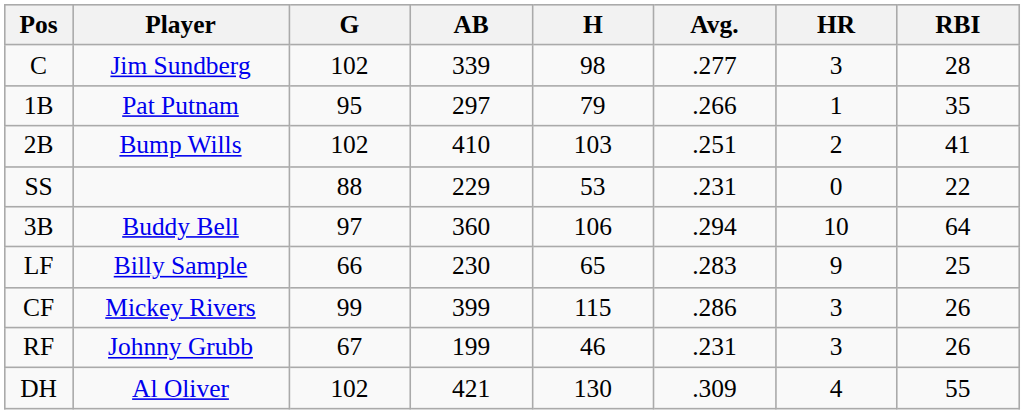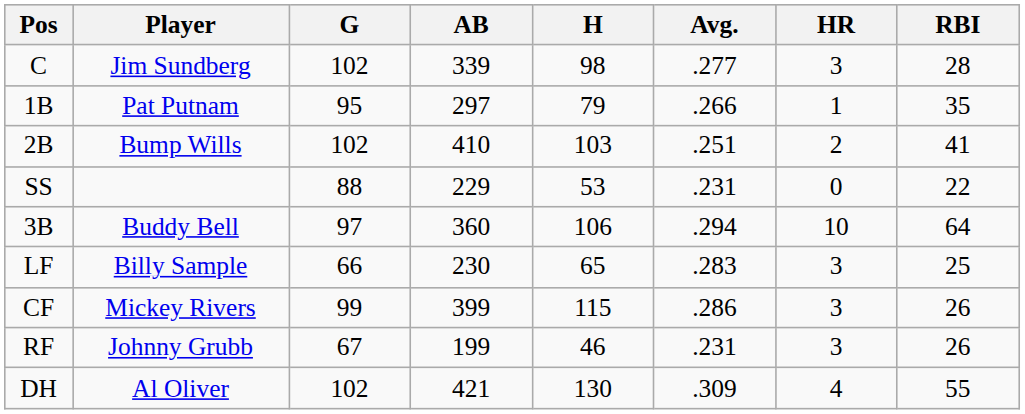(836, 266) 9 -> (836, 266) 3
